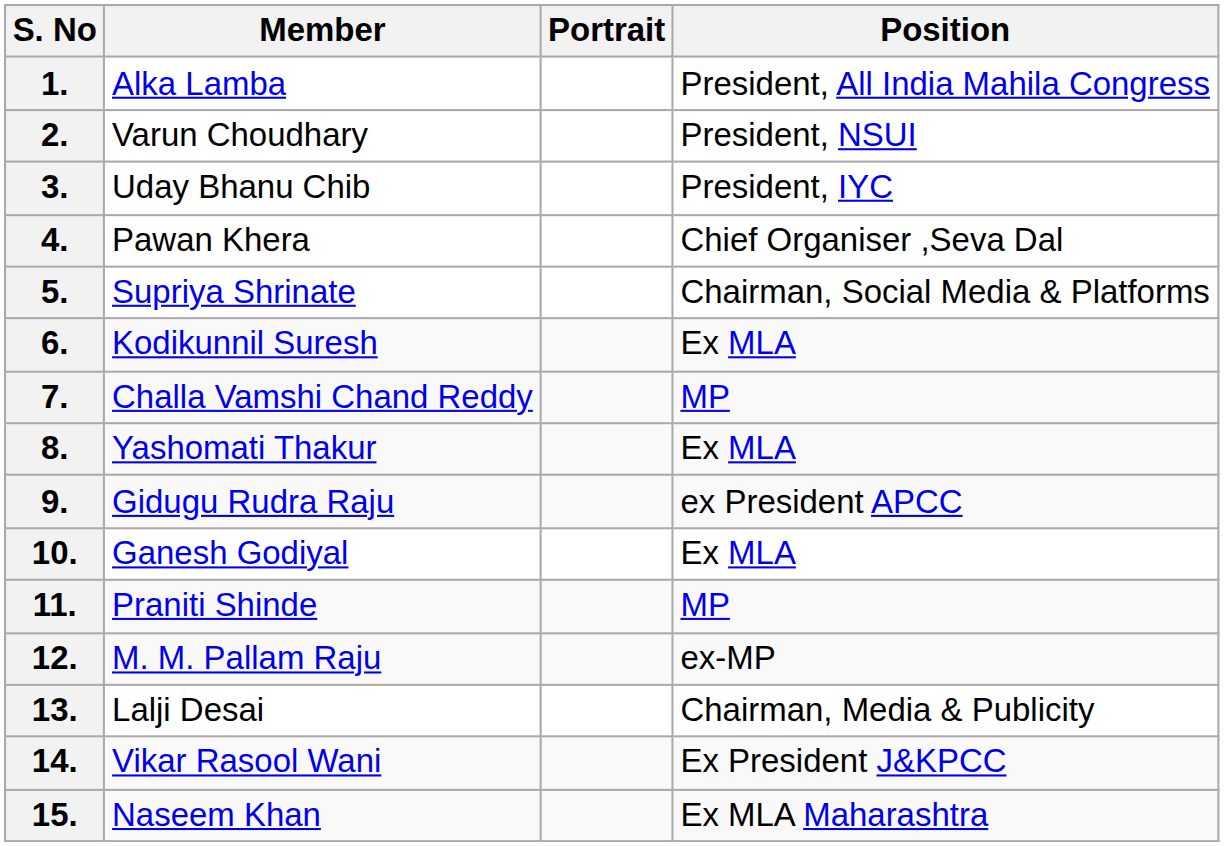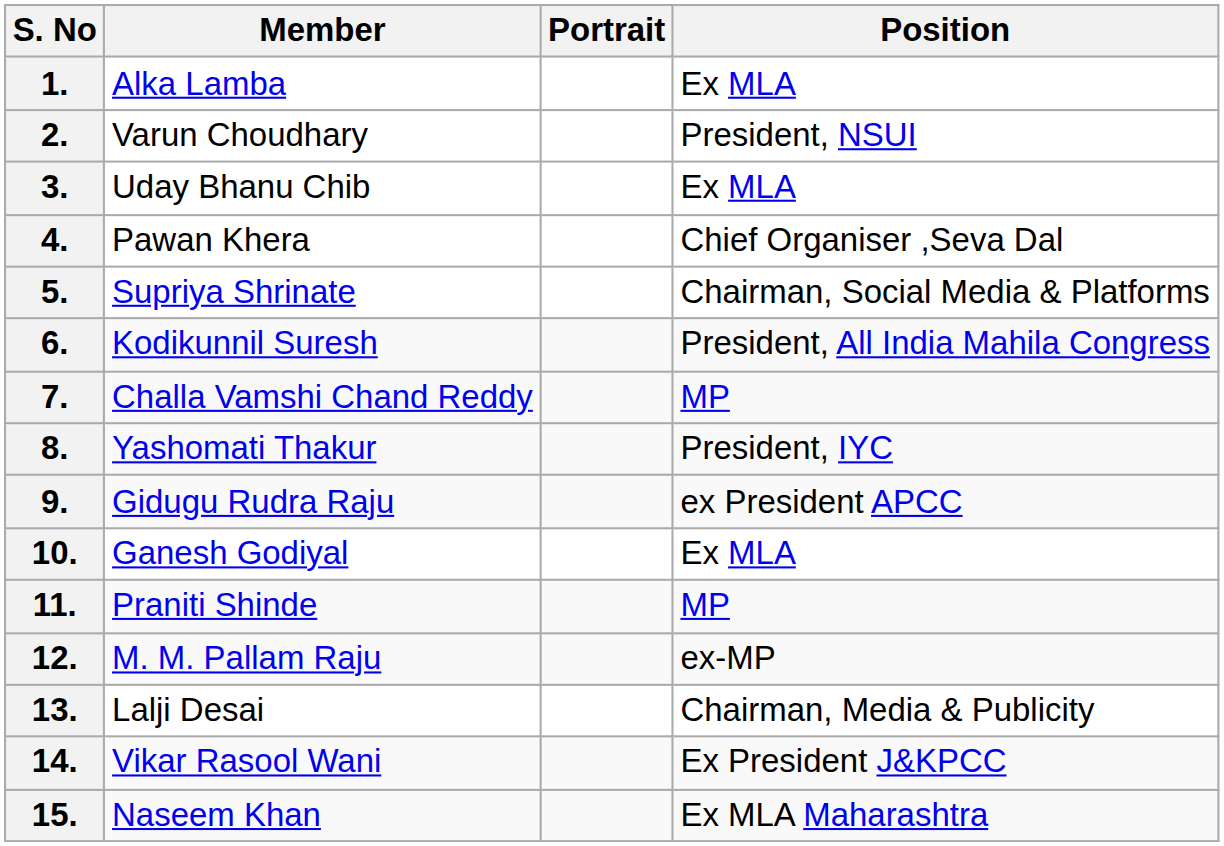(945, 82) President, All India Mahila Congress -> (738, 82) Ex MLA
(787, 187) President, IYC -> (738, 187) Ex MLA
(738, 344) Ex MLA -> (945, 344) President, All India Mahila Congress
(738, 448) Ex MLA -> (787, 448) President, IYC
